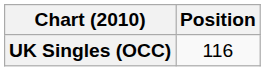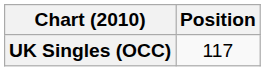(218, 50) 116 -> (218, 50) 117
